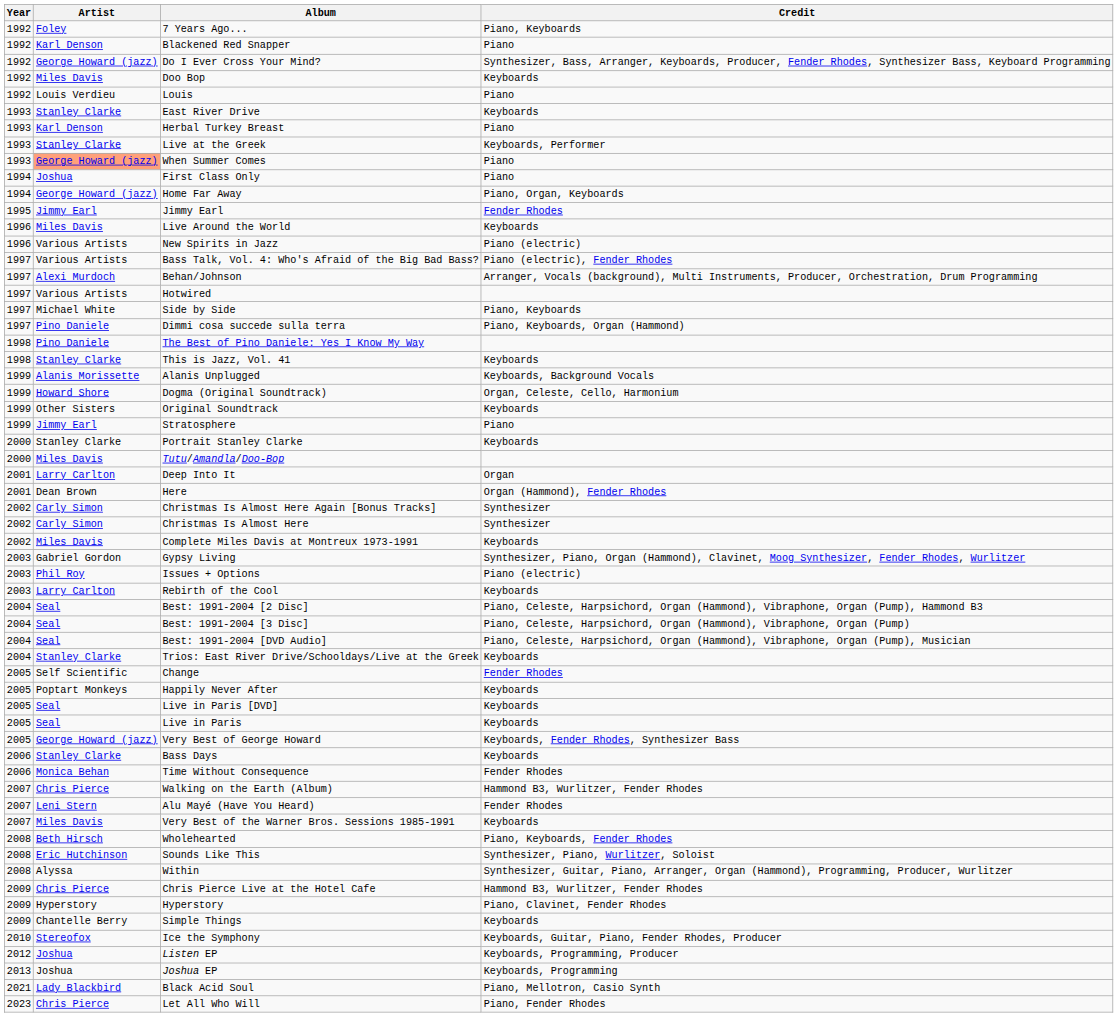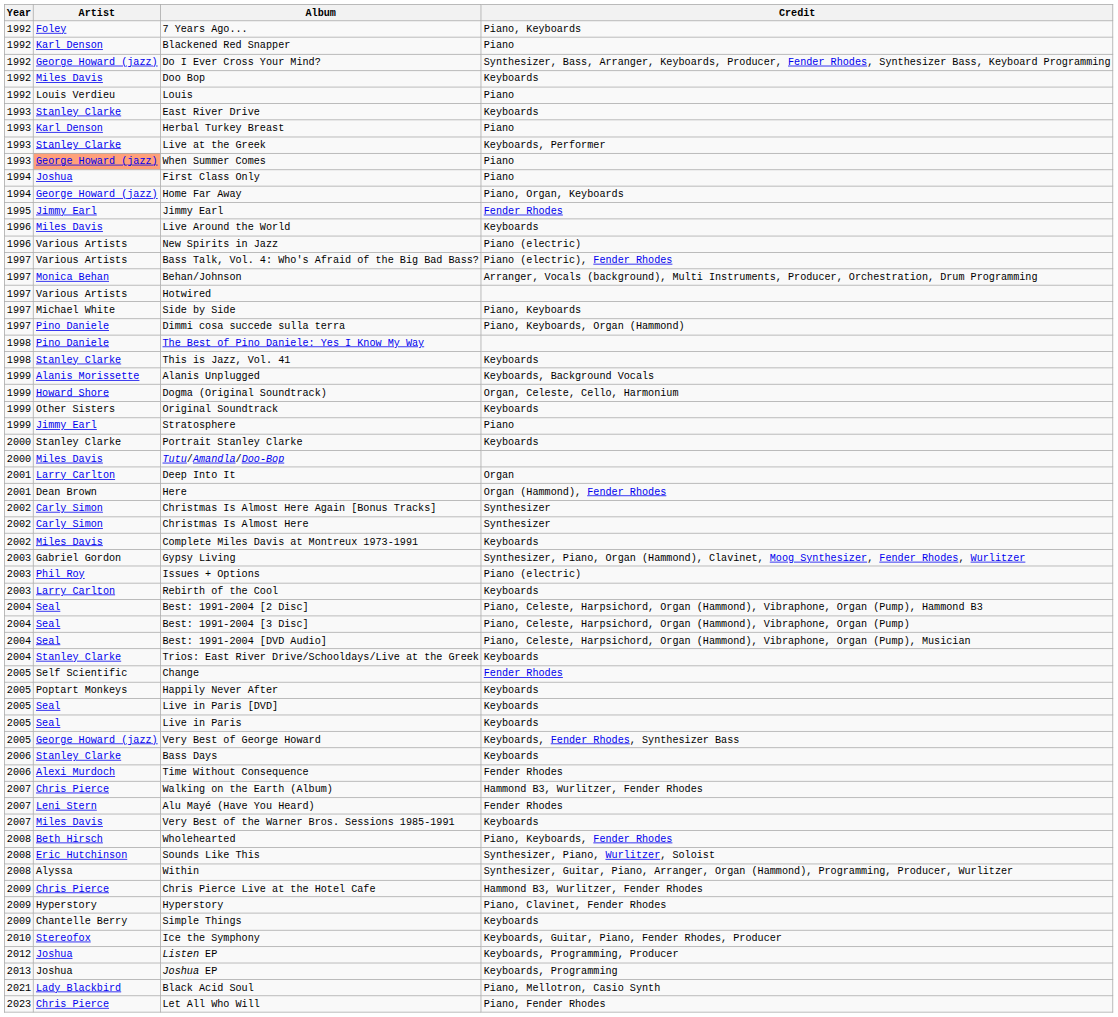(76, 277) Alexi Murdoch -> (72, 277) Monica Behan
(72, 773) Monica Behan -> (76, 773) Alexi Murdoch
